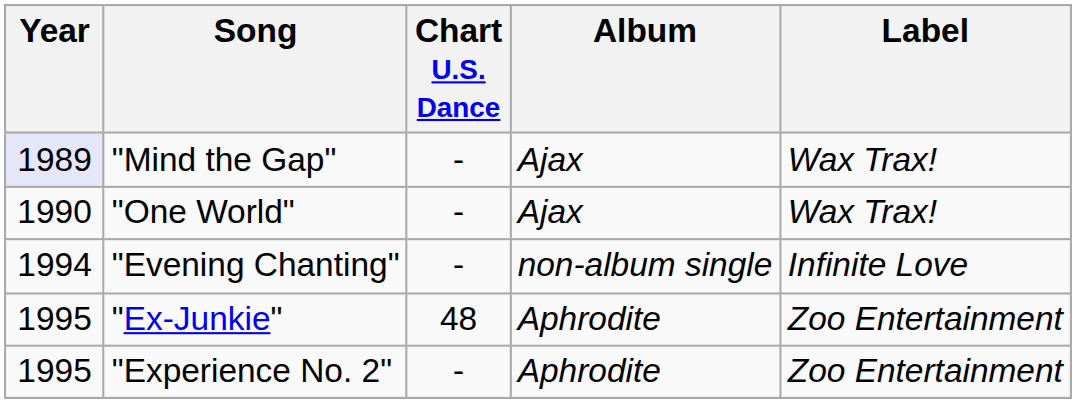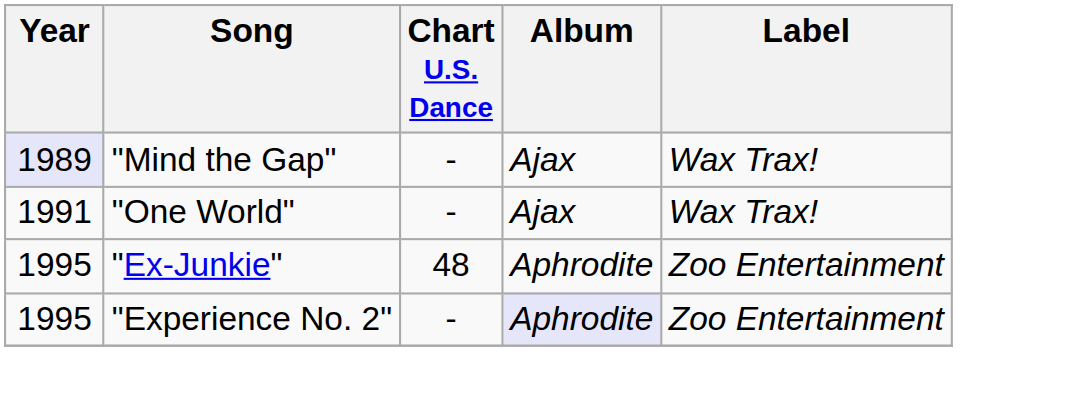(55, 212) 1990 -> (55, 212) 1991
- row: (256, 265)
(589, 371) no background -> (582, 318) lavender background
